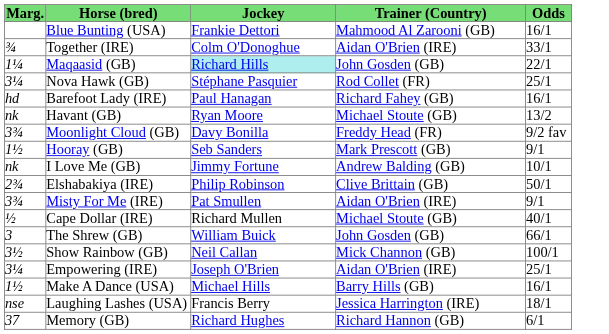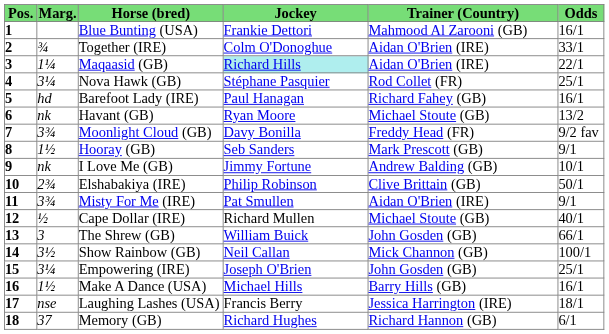+ column: (21, 13)
(390, 64) John Gosden (GB) -> (429, 64) Aidan O'Brien (IRE)
(396, 269) Aidan O'Brien (IRE) -> (422, 269) John Gosden (GB)
